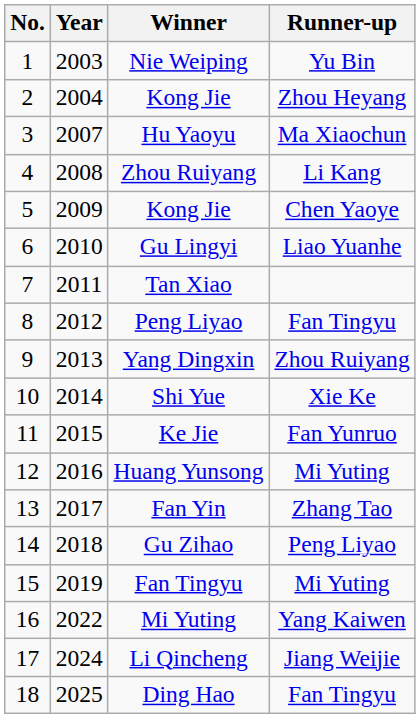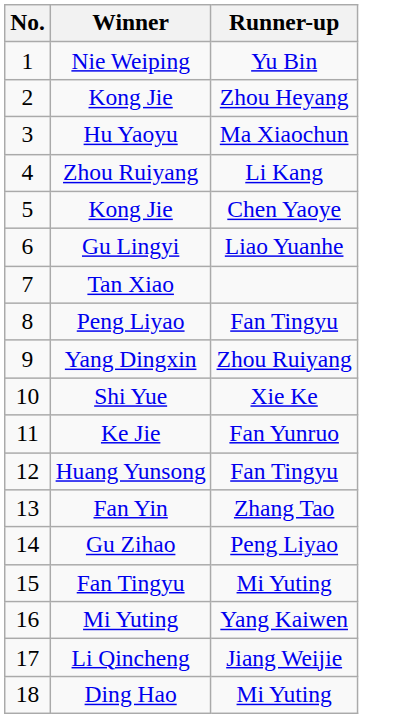- column: (79, 23)
(342, 470) Mi Yuting -> (284, 470) Fan Tingyu
(342, 694) Fan Tingyu -> (284, 694) Mi Yuting
